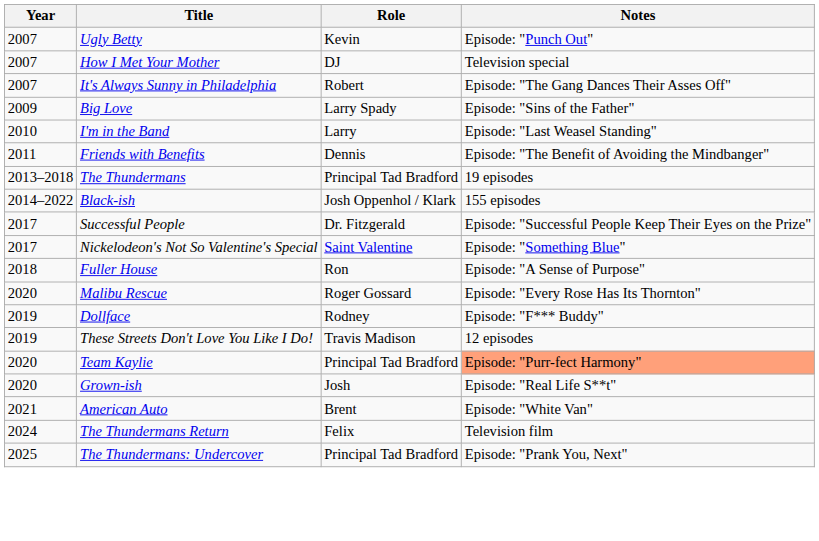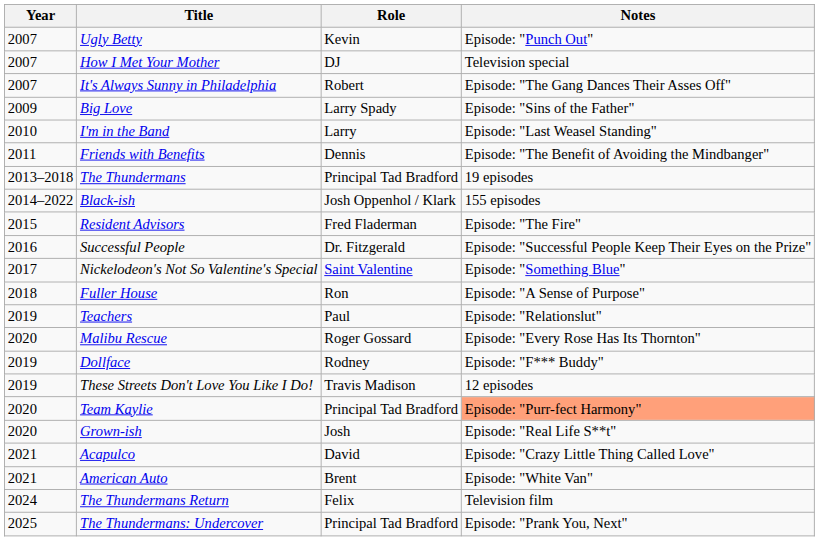+ row: (132, 223)
(22, 223) 2017 -> (22, 246) 2016
+ row: (106, 316)
+ row: (108, 454)
